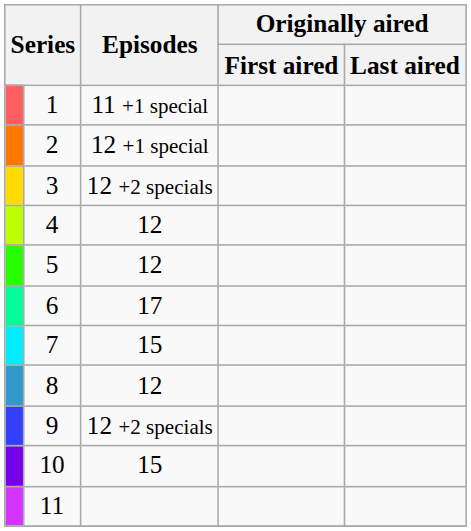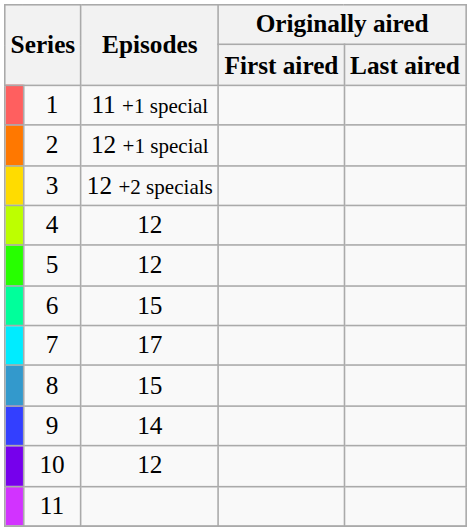(150, 305) 17 -> (150, 305) 15
(150, 345) 15 -> (150, 345) 17
(150, 385) 12 -> (150, 385) 15
(150, 425) 12 +2 specials -> (150, 425) 14
(150, 465) 15 -> (150, 465) 12
